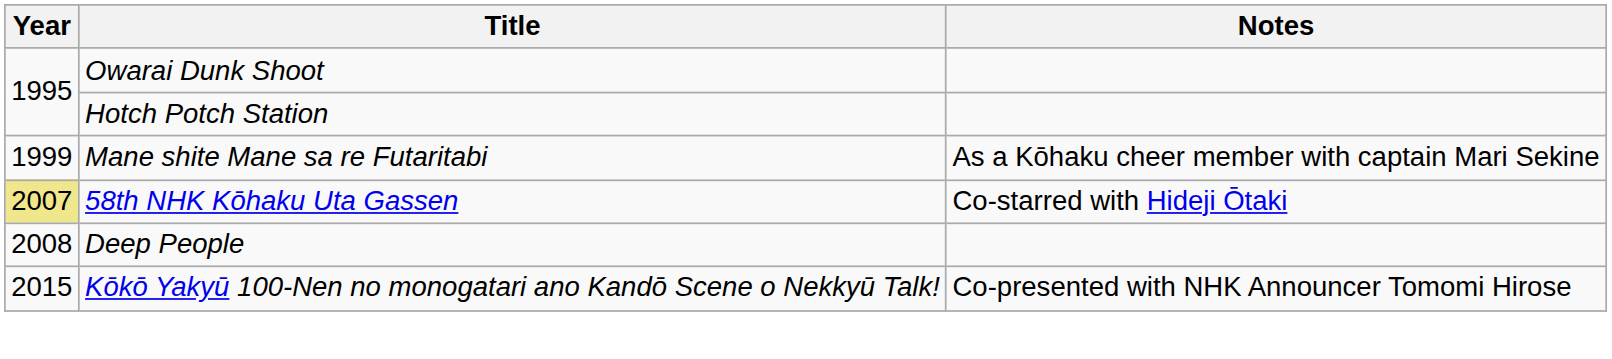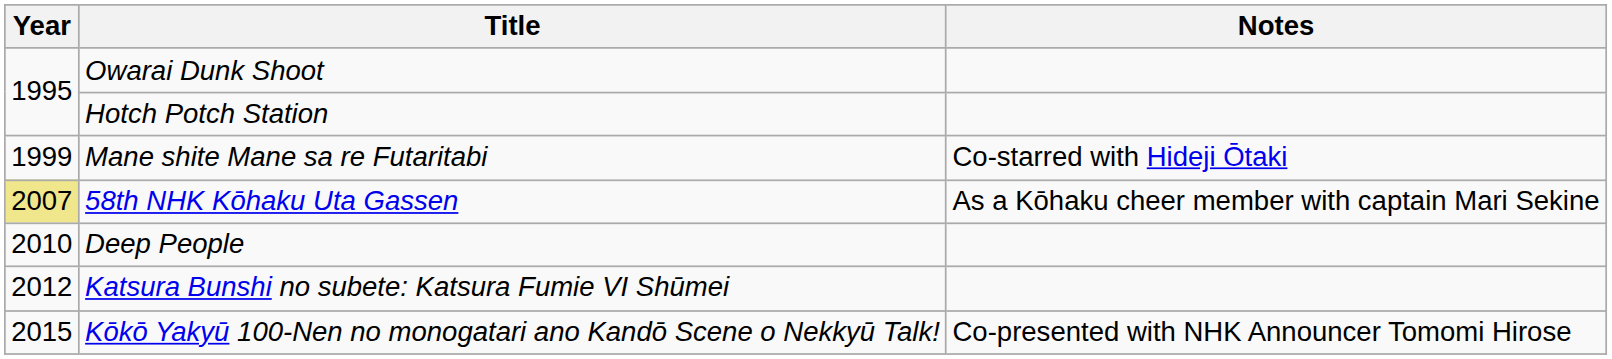(1276, 157) As a Kōhaku cheer member with captain Mari Sekine -> (1120, 157) Co-starred with Hideji Ōtaki
(1120, 200) Co-starred with Hideji Ōtaki -> (1276, 200) As a Kōhaku cheer member with captain Mari Sekine
(42, 244) 2008 -> (42, 244) 2010
+ row: (407, 288)
